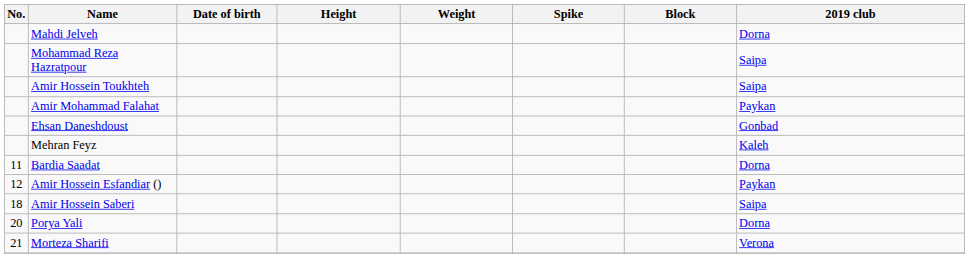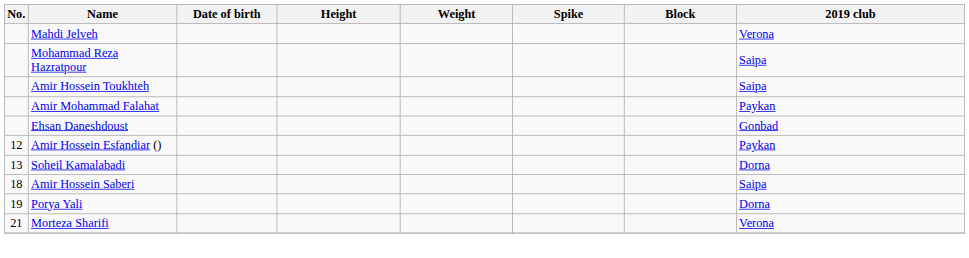(755, 33) Dorna -> (757, 33) Verona
- row: (64, 145)
- row: (65, 164)
+ row: (78, 164)
(16, 223) 20 -> (16, 203) 19
